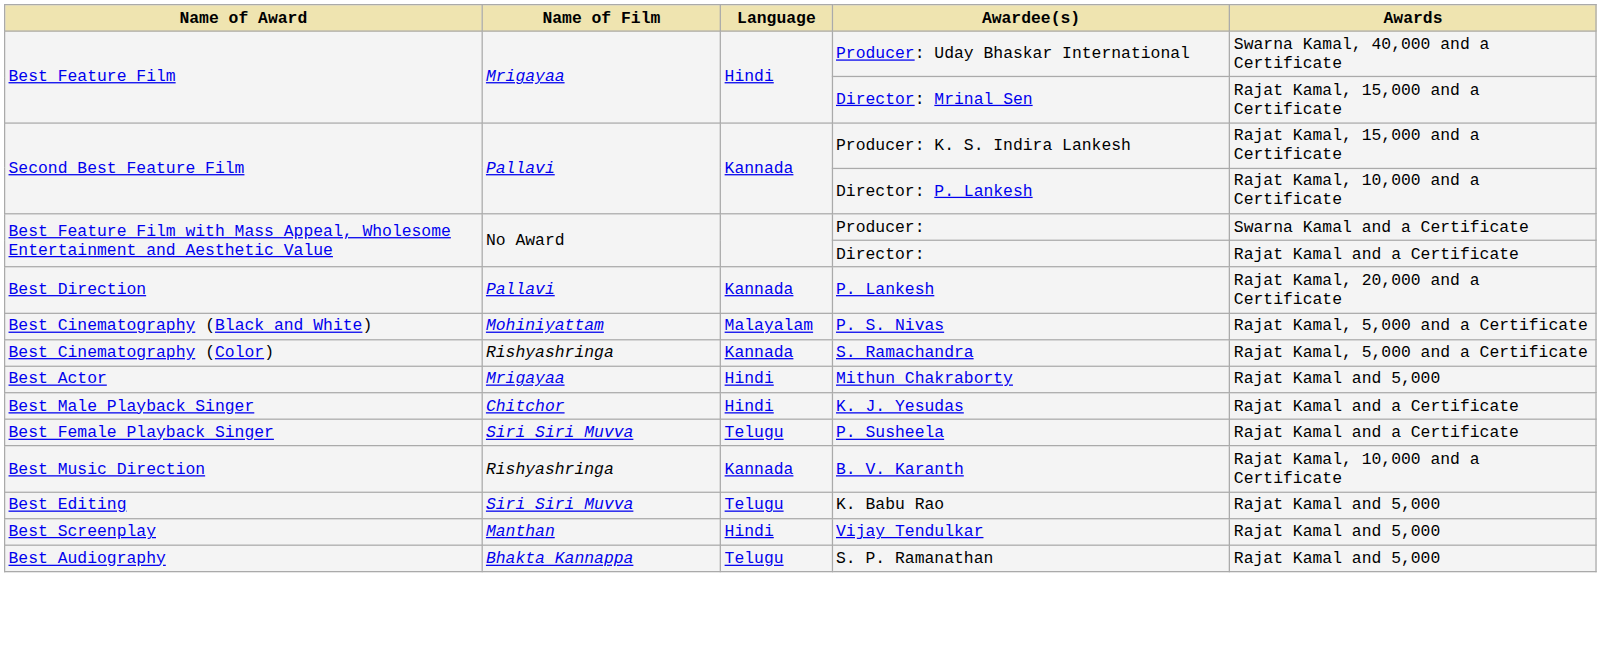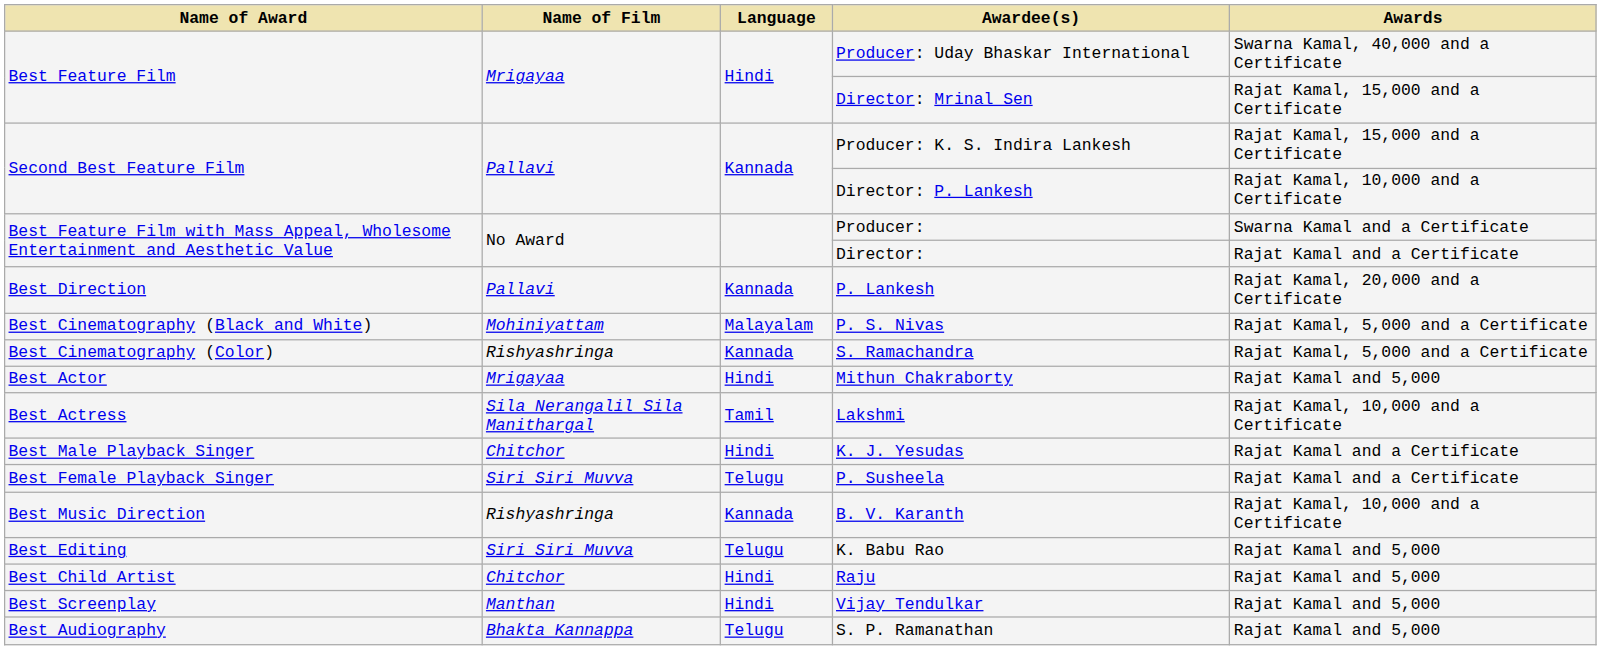+ row: (870, 416)
+ row: (856, 577)
